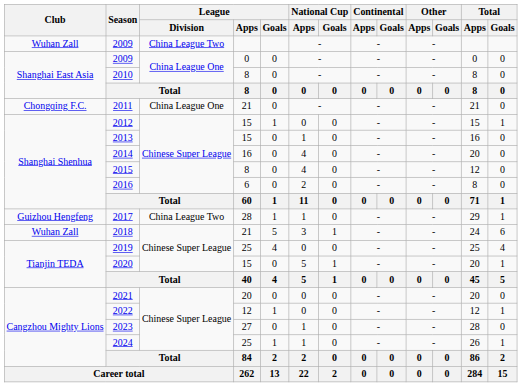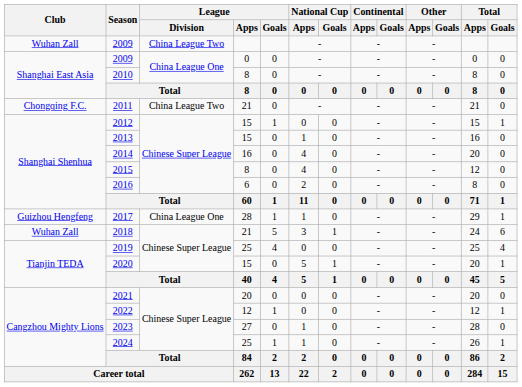(187, 106) China League One -> (187, 106) China League Two
(187, 216) China League Two -> (187, 216) China League One
